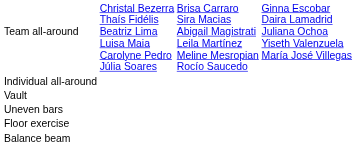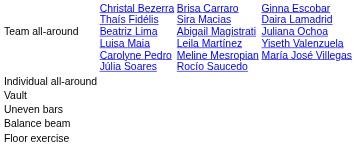rows swapped: (37, 138) <-> (37, 124)
